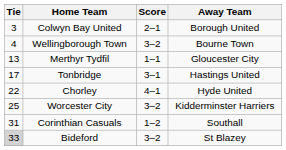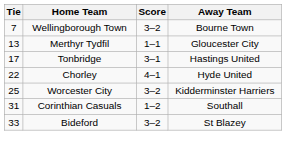- row: (80, 28)
(14, 43) 4 -> (14, 28) 7
(14, 138) lightgrey background -> (14, 122) no background
